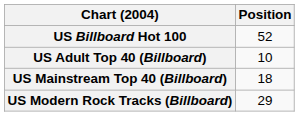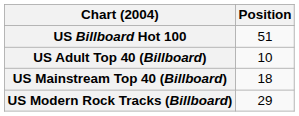(265, 36) 52 -> (265, 36) 51
